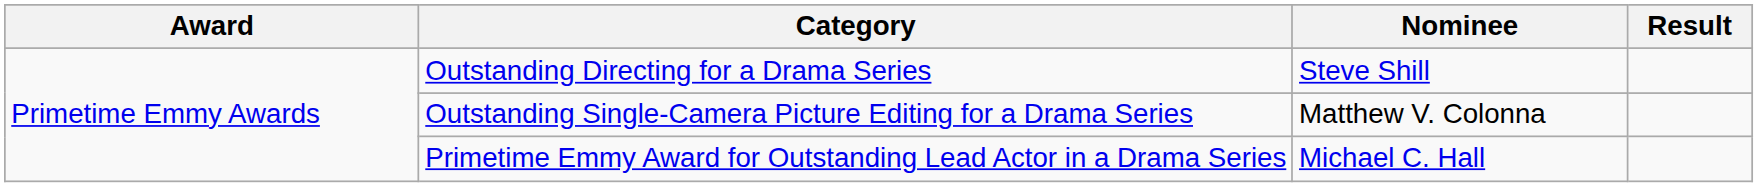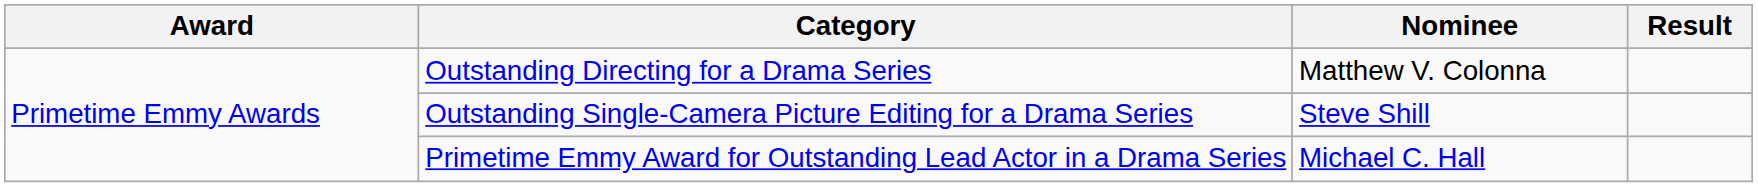(1364, 70) Steve Shill -> (1422, 70) Matthew V. Colonna
(1422, 114) Matthew V. Colonna -> (1364, 114) Steve Shill
